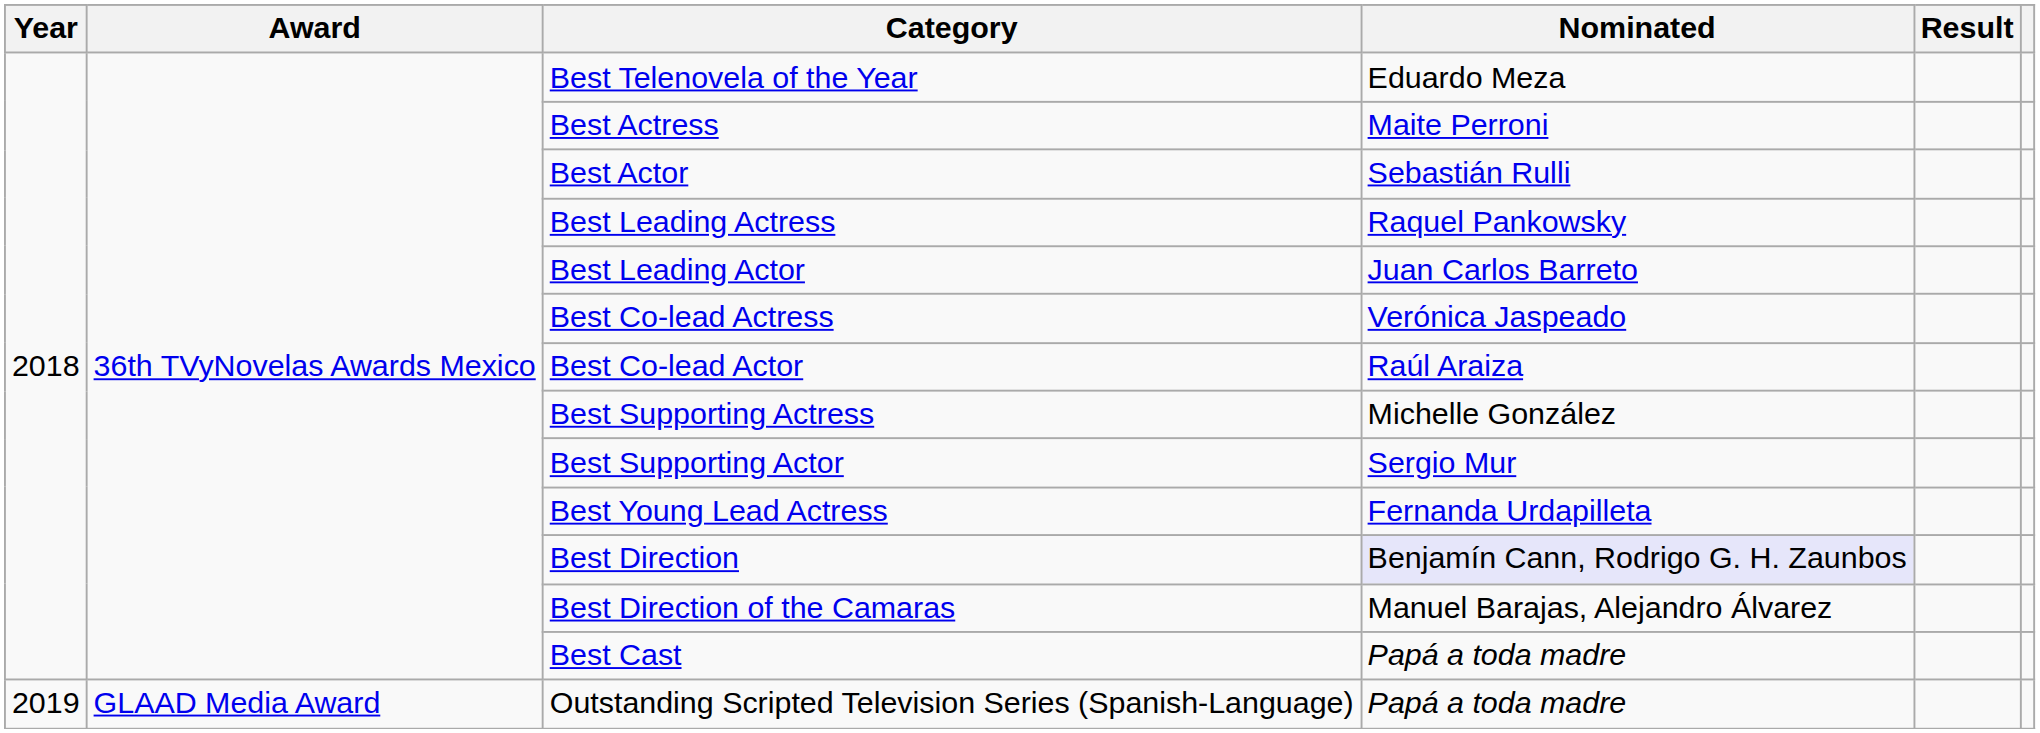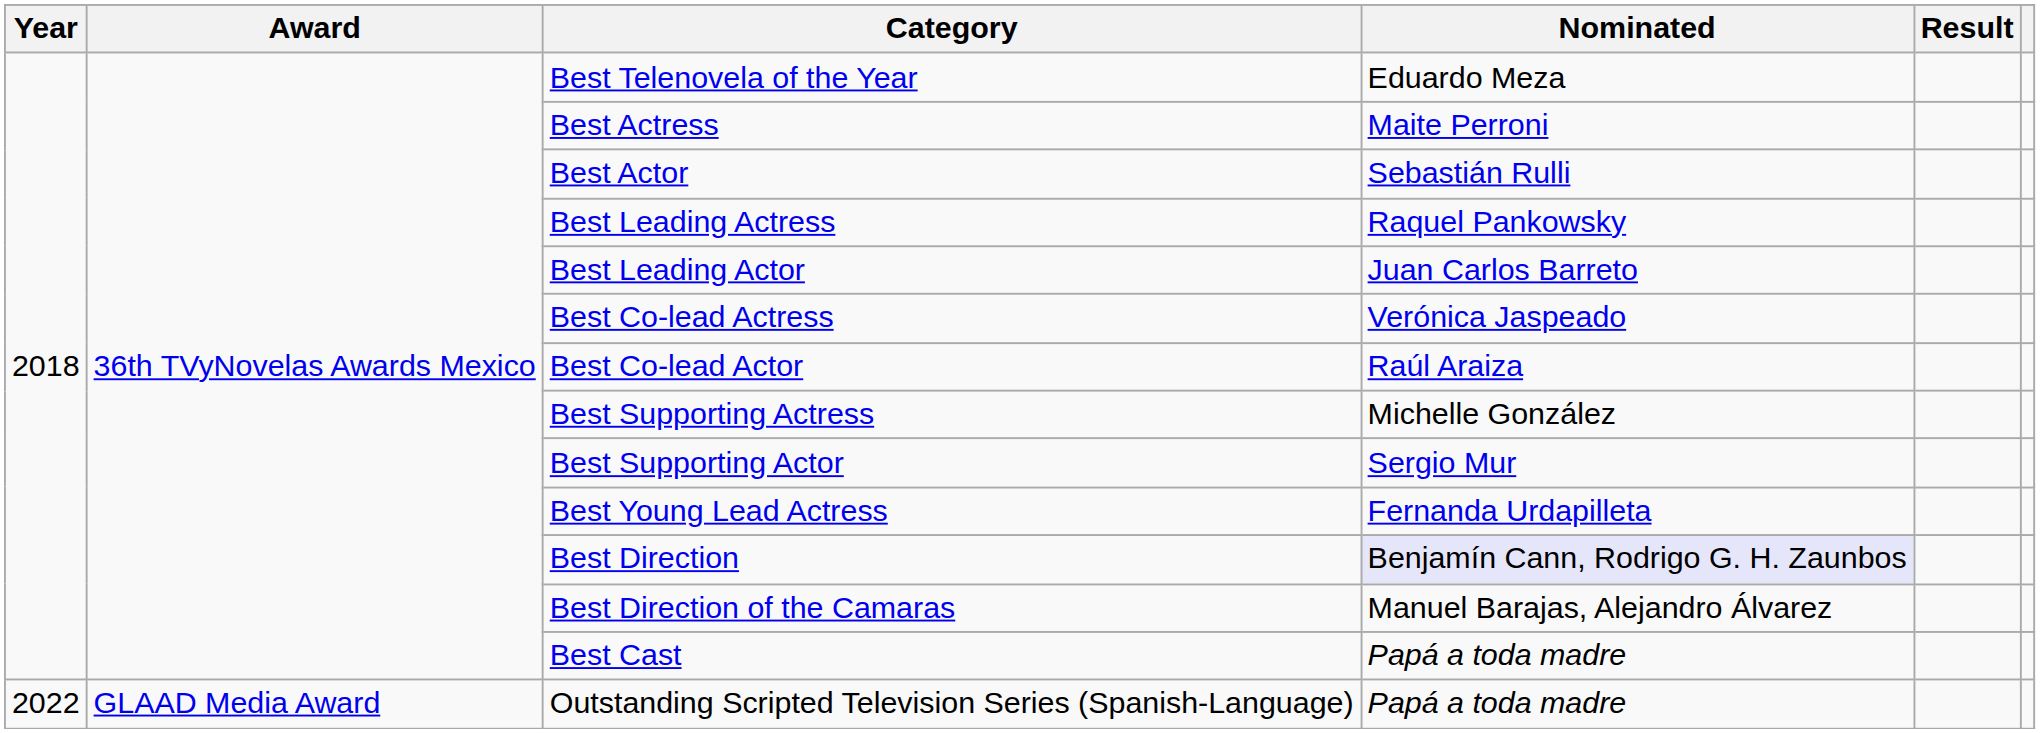(46, 703) 2019 -> (46, 703) 2022
